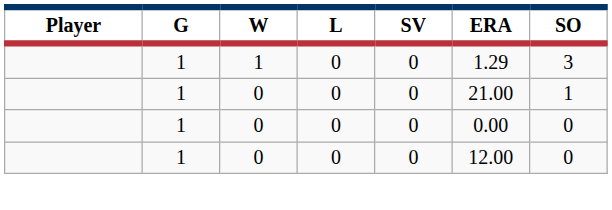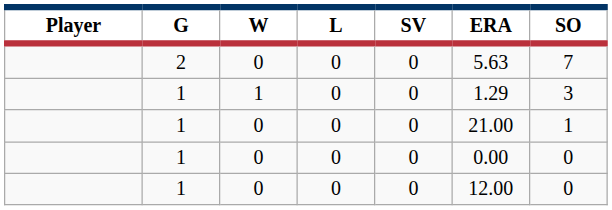+ row: (181, 62)
